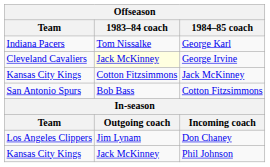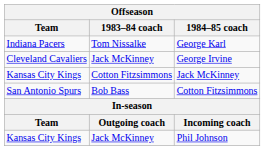(128, 59) lightyellow background -> (123, 59) no background
- row: (207, 138)
